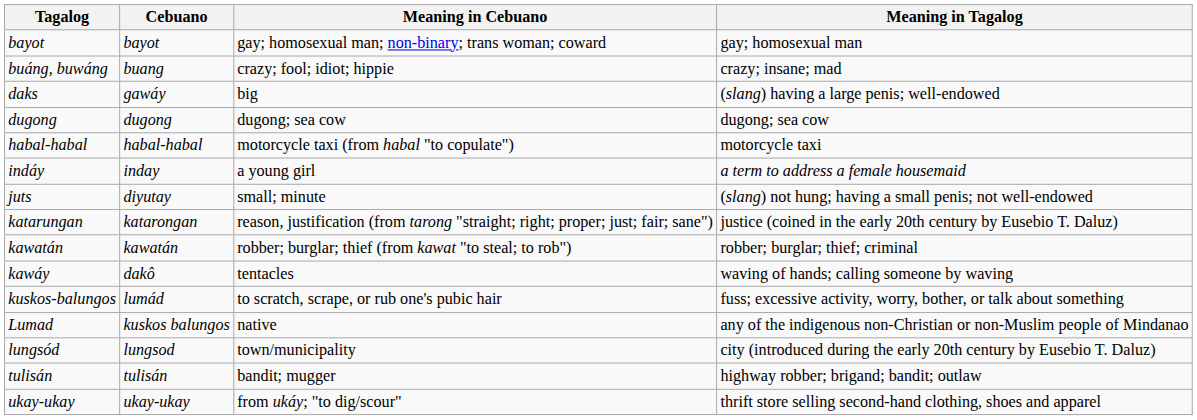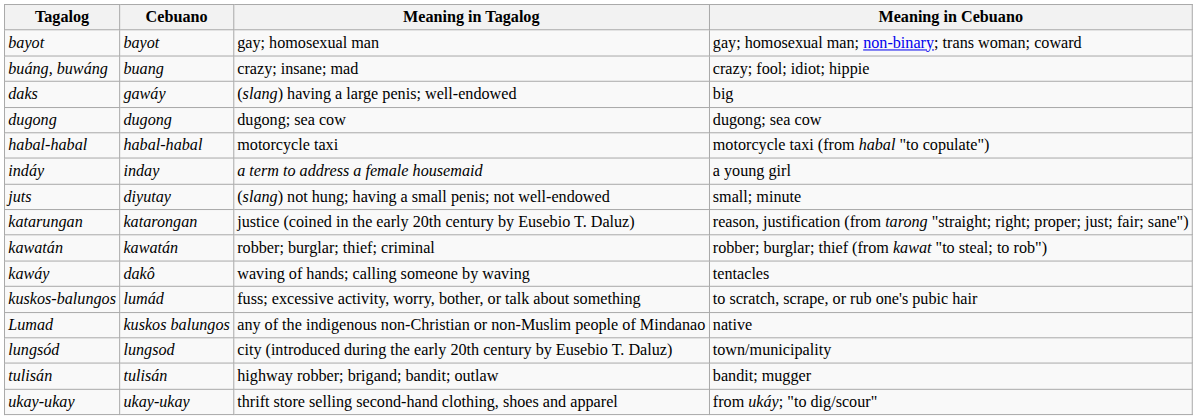columns swapped: (954, 17) <-> (475, 17)
